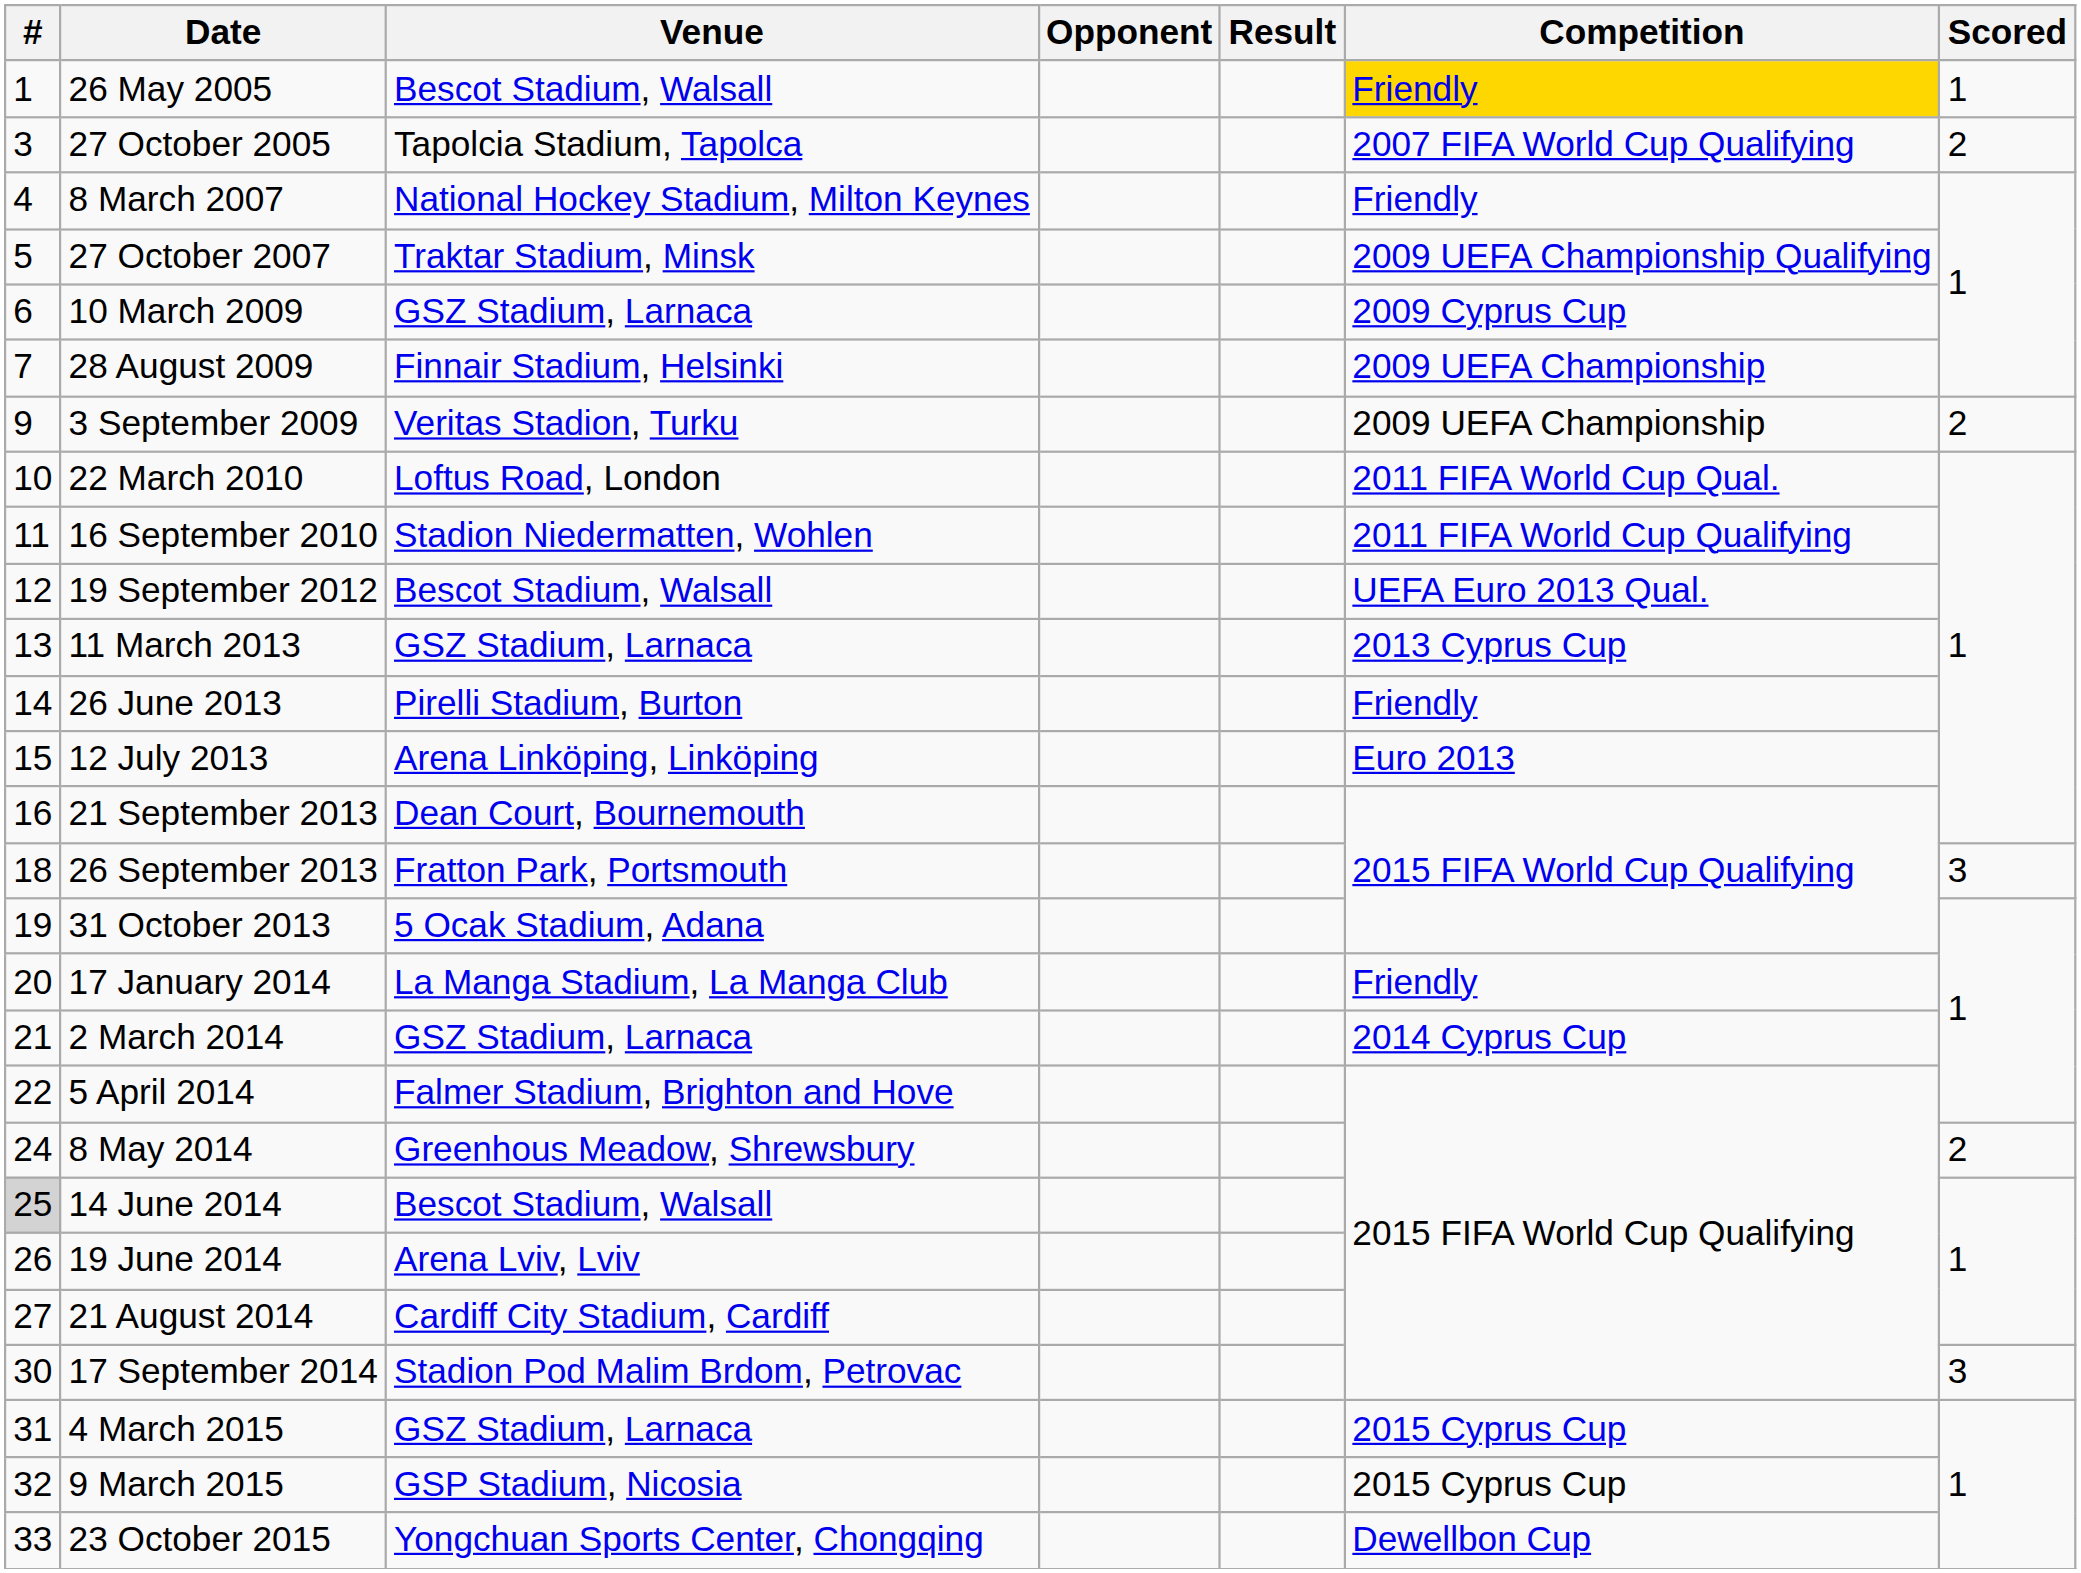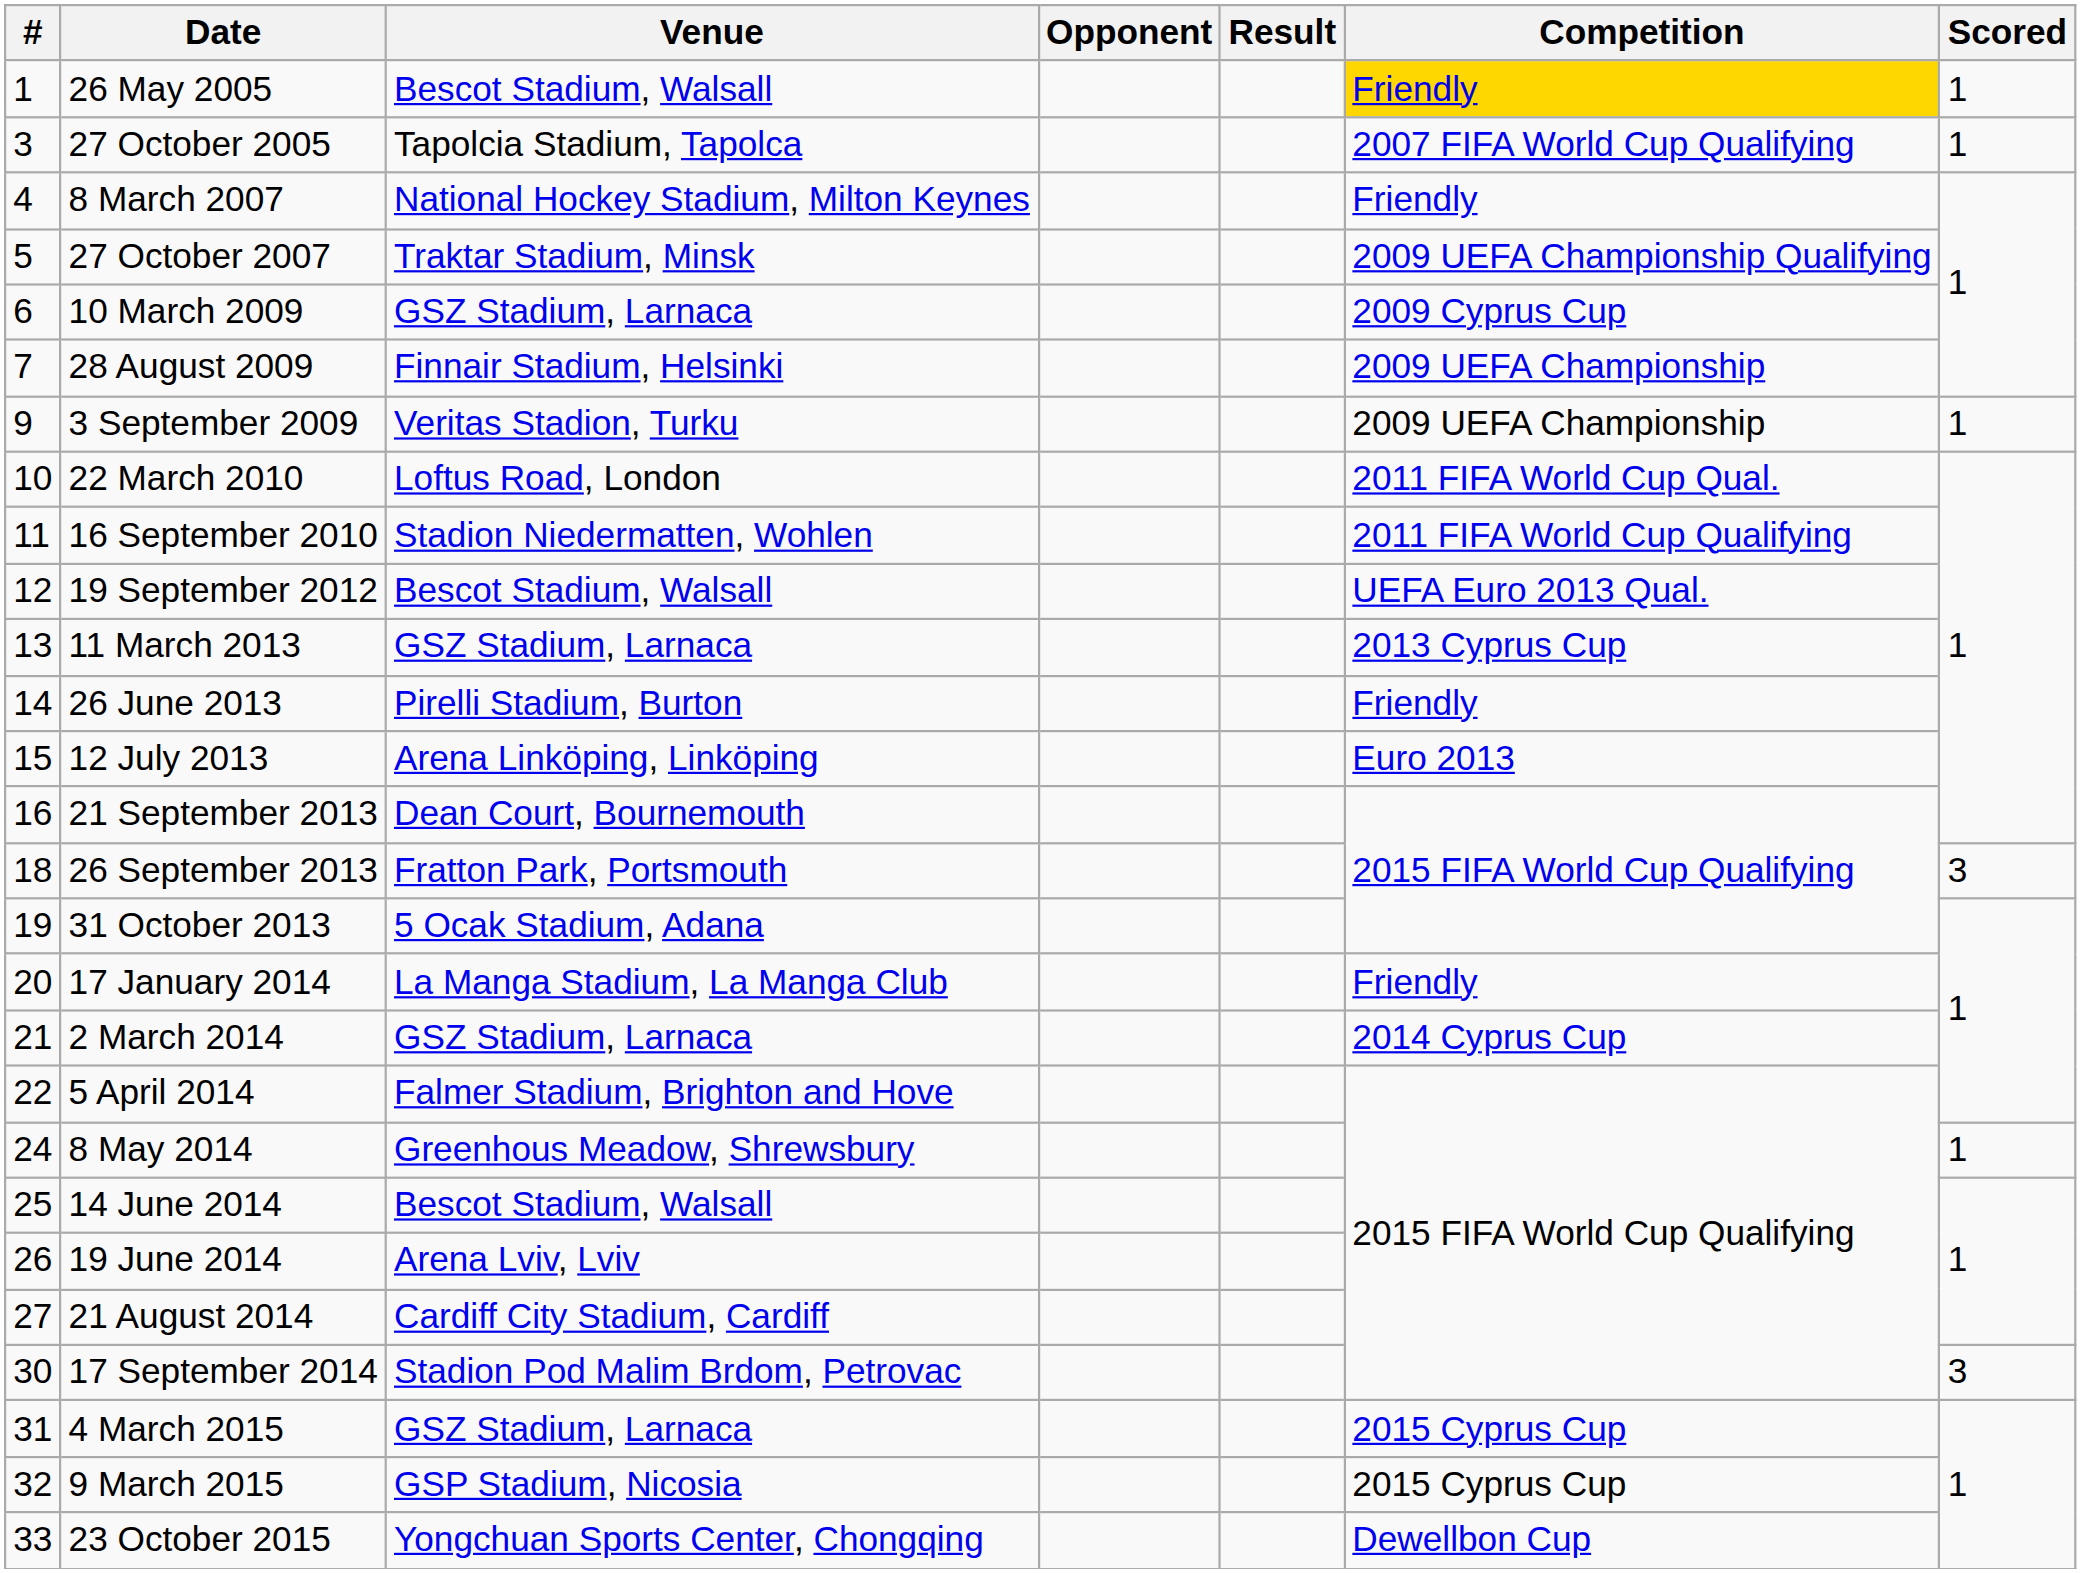(1958, 144) 2 -> (1958, 144) 1
(1958, 423) 2 -> (1958, 423) 1
(1958, 1148) 2 -> (1958, 1148) 1
(33, 1204) lightgrey background -> (33, 1204) no background
